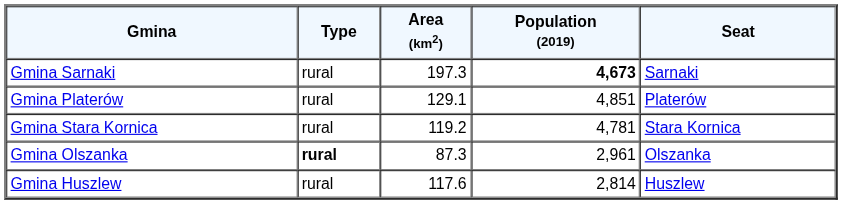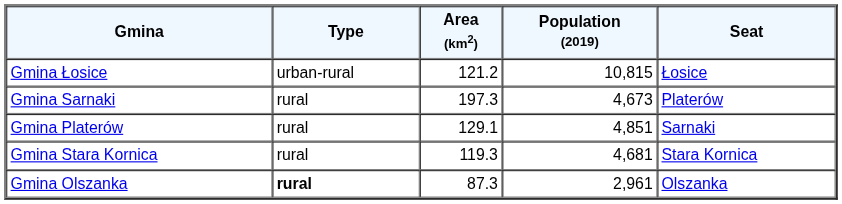+ row: (59, 72)
(616, 72) bold -> (633, 100) normal
(672, 72) Sarnaki -> (692, 100) Platerów
(676, 100) Platerów -> (688, 127) Sarnaki
(447, 127) 119.2 -> (479, 155) 119.3
(616, 127) 4,781 -> (633, 155) 4,681
- row: (66, 183)
